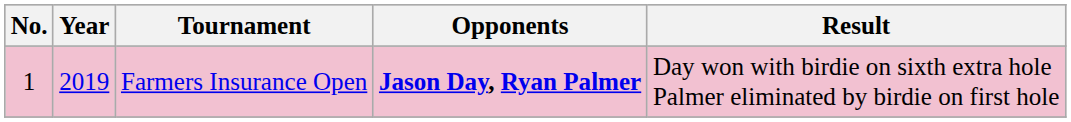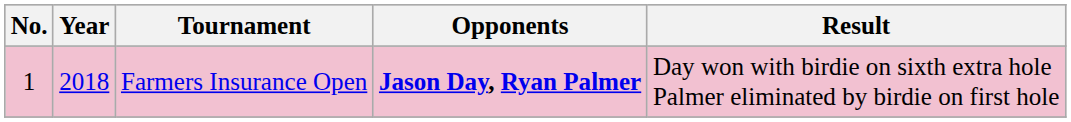(84, 81) 2019 -> (84, 81) 2018
